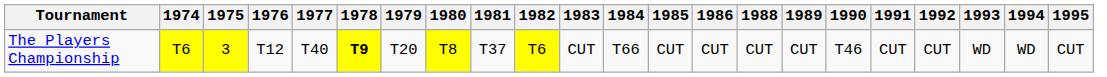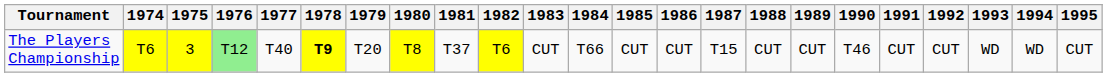+ column: (724, 17)
(270, 51) no background -> (234, 51) lightgreen background
